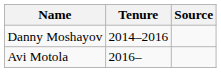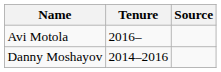rows swapped: (55, 36) <-> (38, 57)
